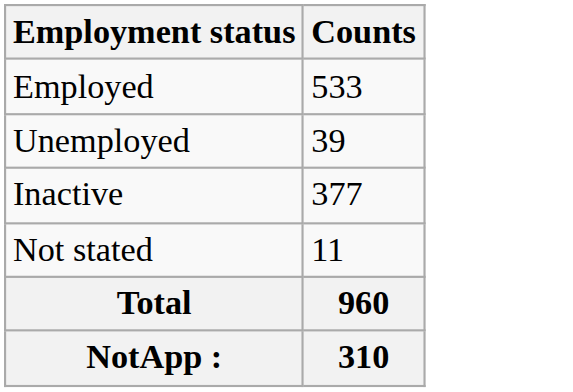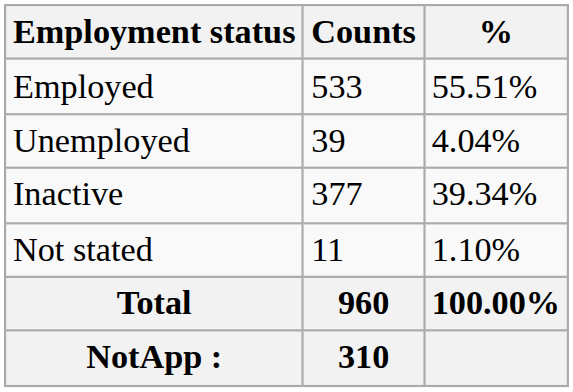+ column: (496, 31)
